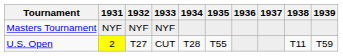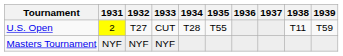rows swapped: (52, 28) <-> (30, 44)
